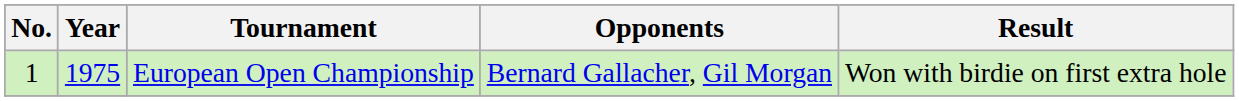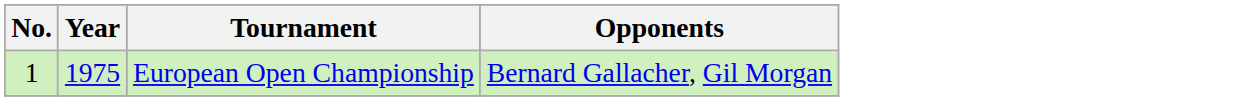- column: (1036, 27)
